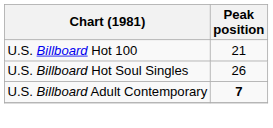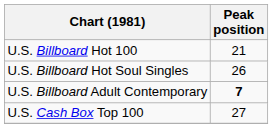+ row: (76, 112)
